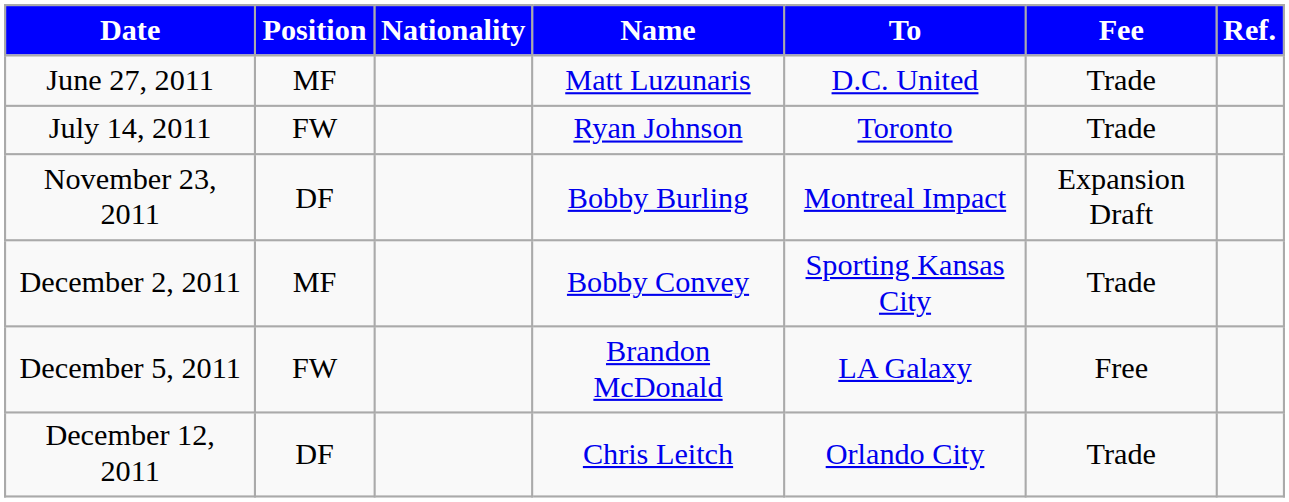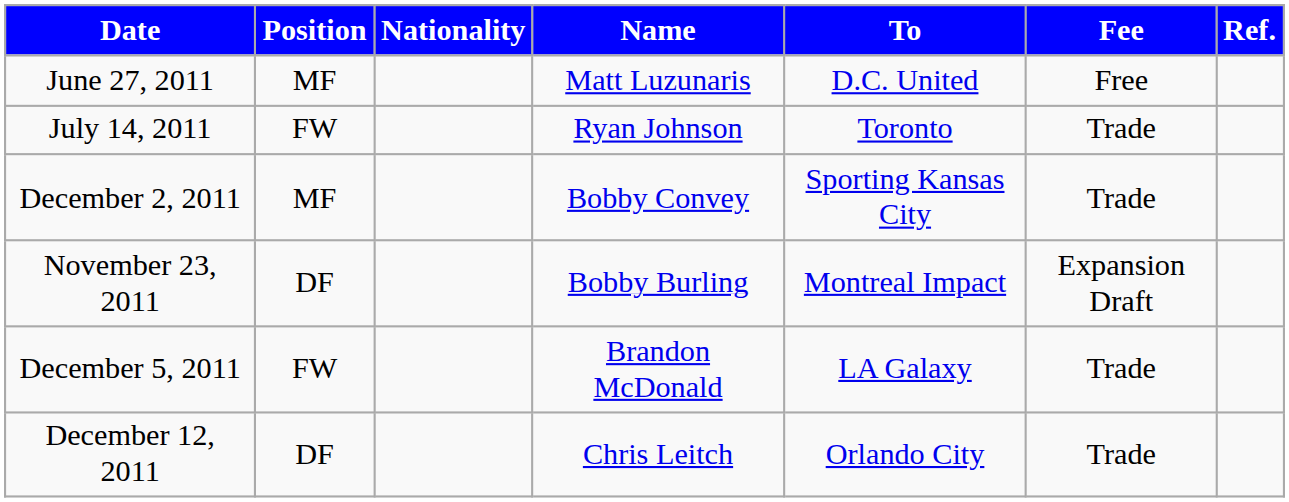(1121, 79) Trade -> (1121, 79) Free
rows swapped: (130, 197) <-> (130, 282)
(1121, 368) Free -> (1121, 368) Trade
